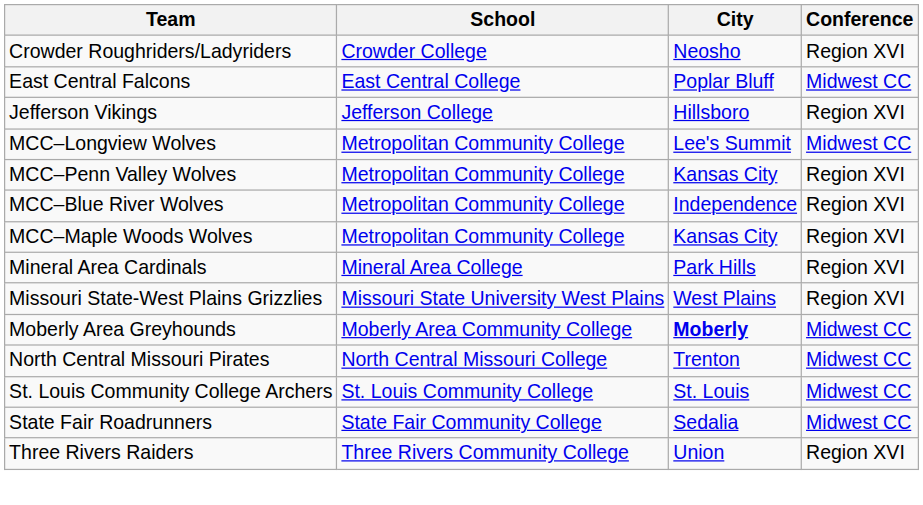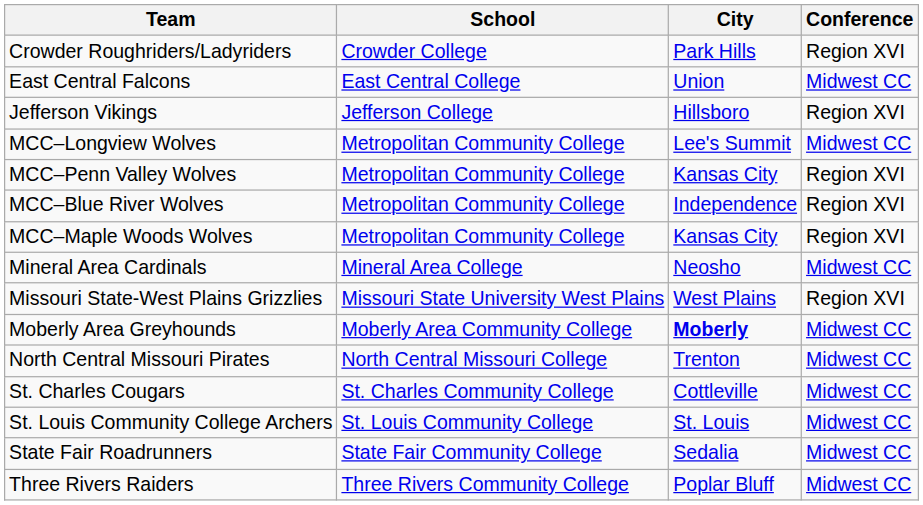(707, 50) Neosho -> (715, 50) Park Hills
(724, 81) Poplar Bluff -> (699, 81) Union
(715, 267) Park Hills -> (707, 267) Neosho
(855, 267) Region XVI -> (859, 267) Midwest CC
+ row: (97, 391)
(699, 453) Union -> (724, 484) Poplar Bluff
(855, 453) Region XVI -> (859, 484) Midwest CC
